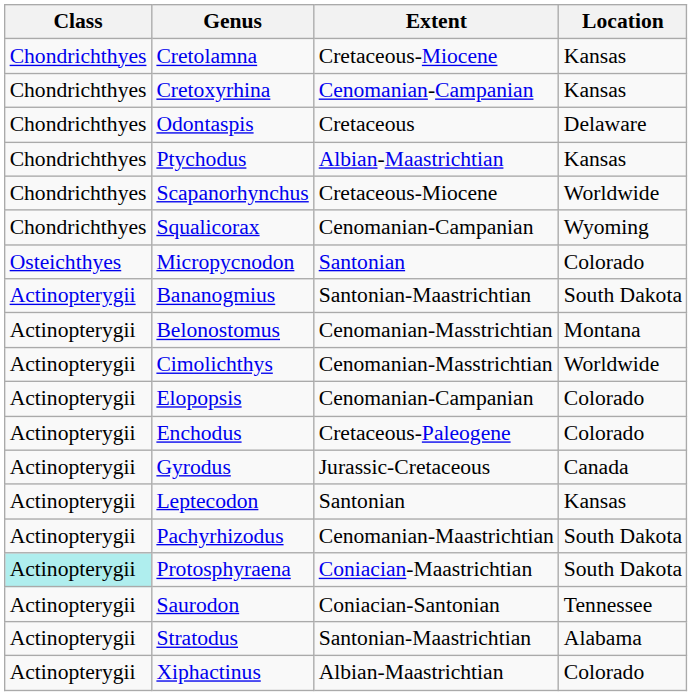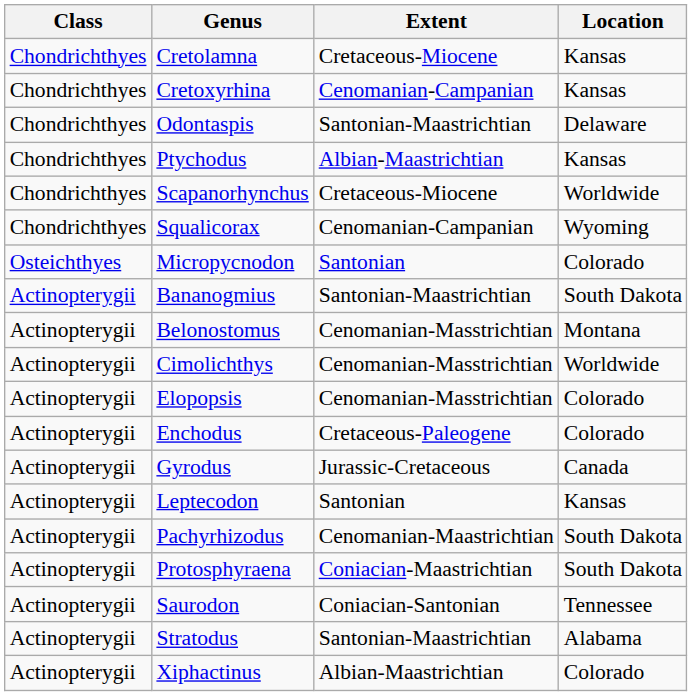(367, 124) Cretaceous -> (425, 124) Santonian-Maastrichtian
(426, 398) Cenomanian-Campanian -> (436, 398) Cenomanian-Masstrichtian
(73, 569) paleturquoise background -> (73, 569) no background
